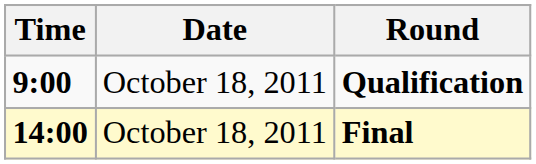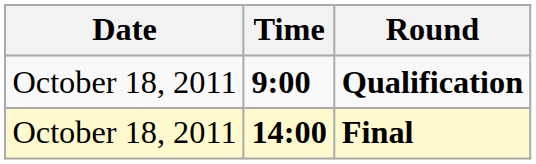columns swapped: (215, 30) <-> (50, 30)
